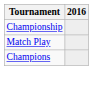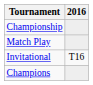+ row: (29, 57)
